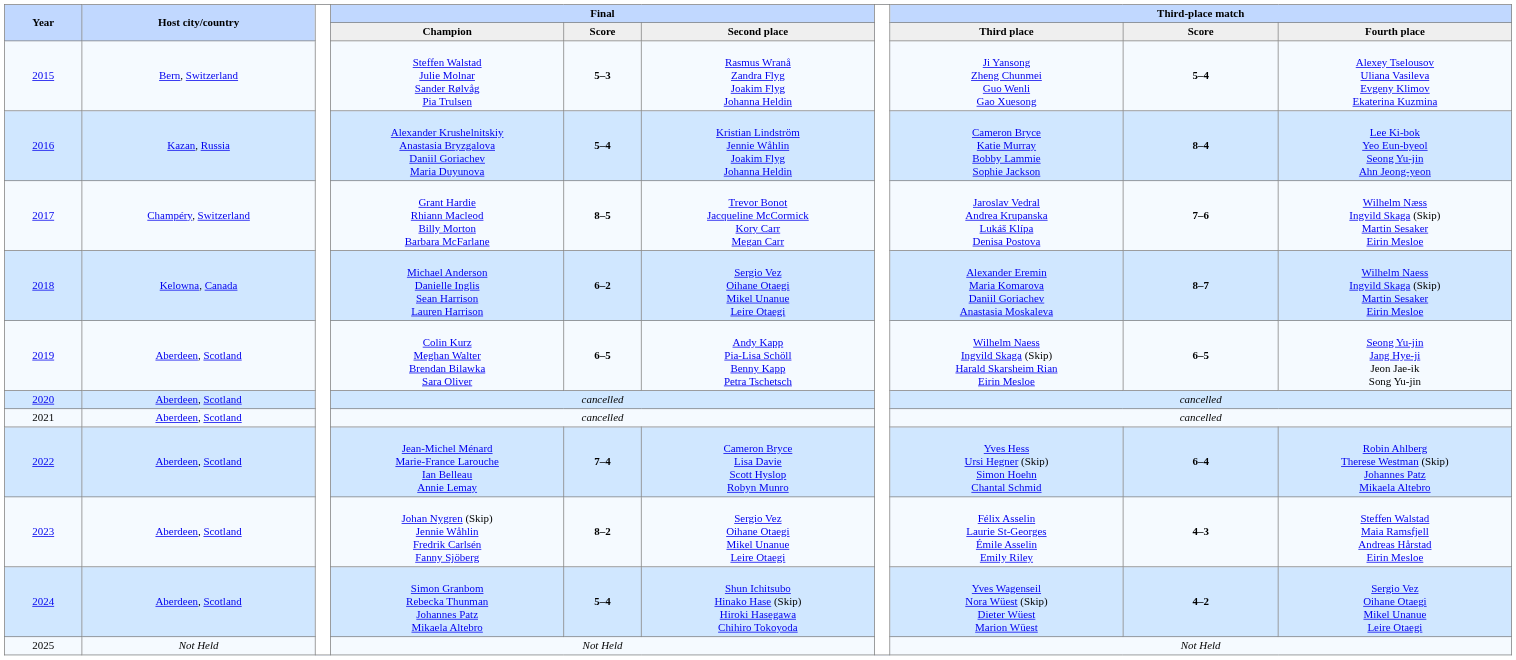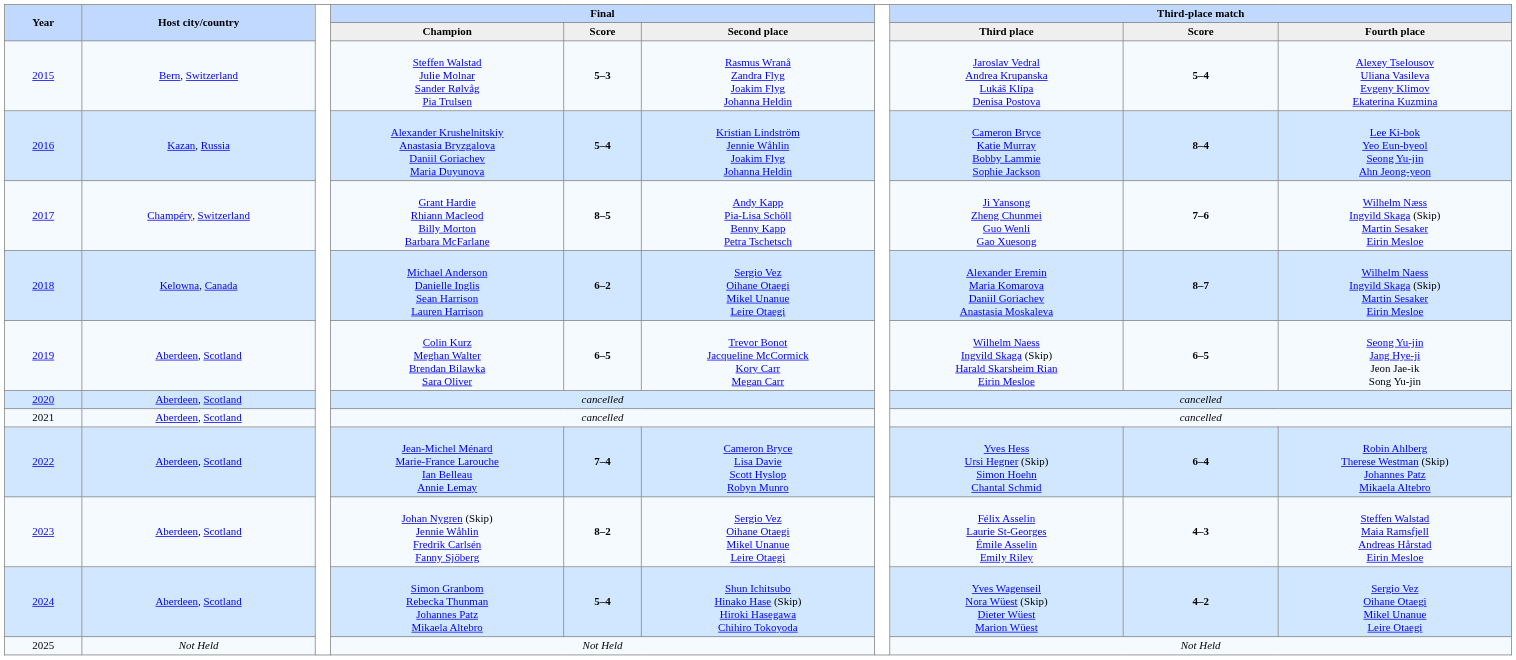(1006, 82) Ji Yansong Zheng Chunmei Guo Wenli Gao Xuesong -> (1006, 82) Jaroslav Vedral Andrea Krupanska Lukáš Klípa Denisa Postova
(758, 222) Trevor Bonot Jacqueline McCormick Kory Carr Megan Carr -> (758, 222) Andy Kapp Pia-Lisa Schöll Benny Kapp Petra Tschetsch
(1006, 222) Jaroslav Vedral Andrea Krupanska Lukáš Klípa Denisa Postova -> (1006, 222) Ji Yansong Zheng Chunmei Guo Wenli Gao Xuesong
(758, 362) Andy Kapp Pia-Lisa Schöll Benny Kapp Petra Tschetsch -> (758, 362) Trevor Bonot Jacqueline McCormick Kory Carr Megan Carr
